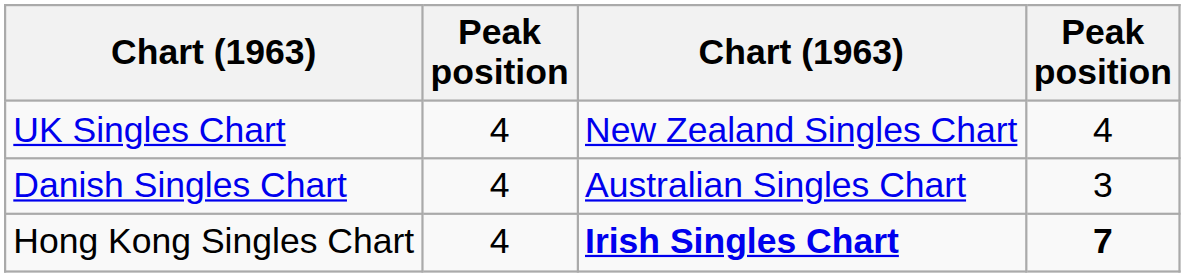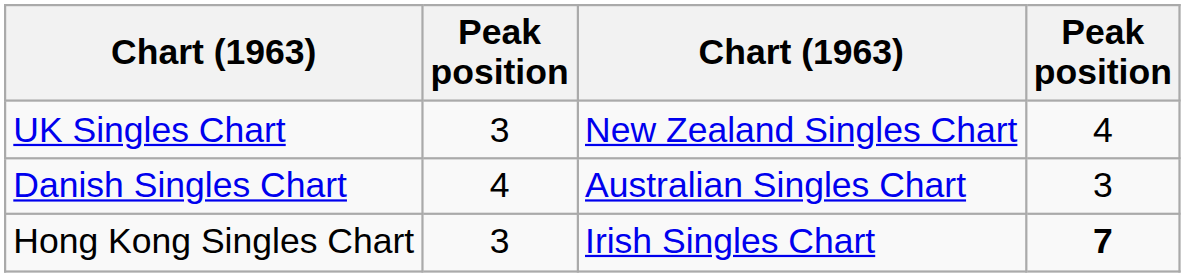(500, 128) 4 -> (500, 128) 3
(500, 241) 4 -> (500, 241) 3
(742, 241) bold -> (730, 241) normal
